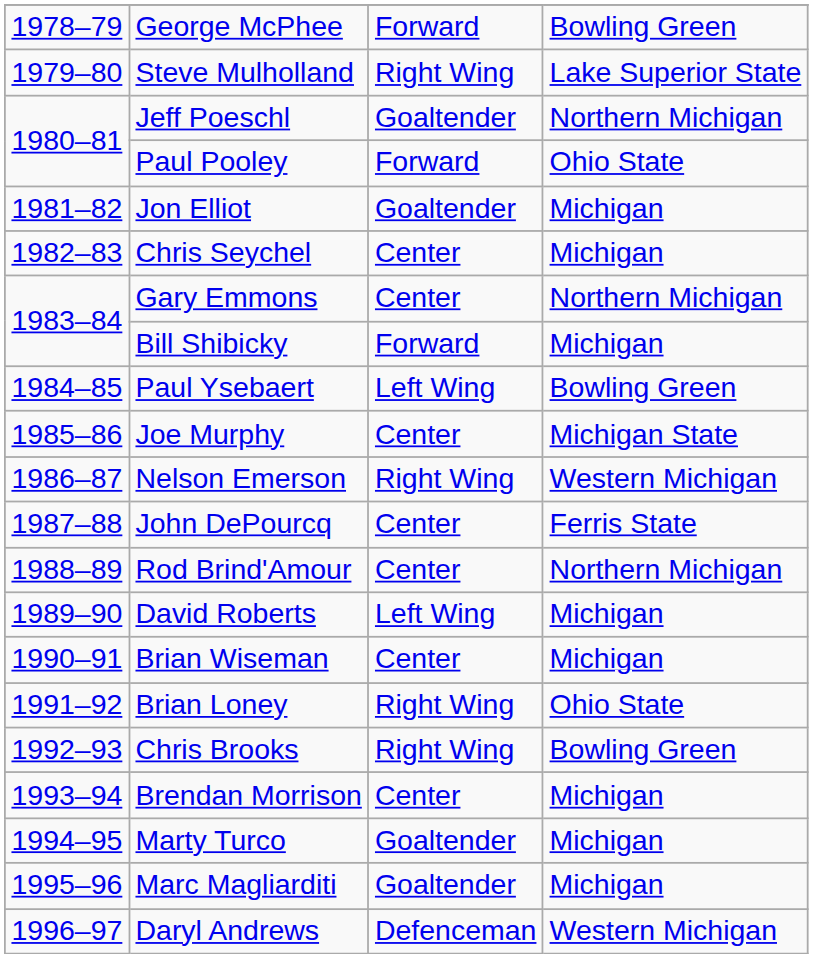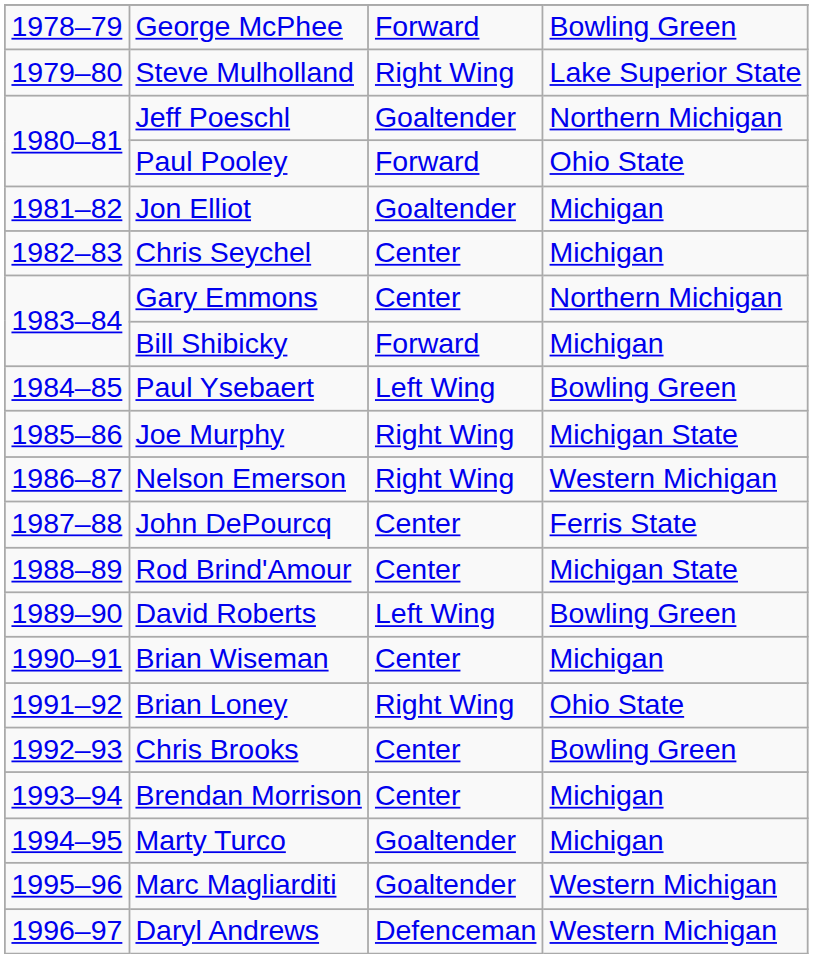(418, 433) Center -> (445, 433) Right Wing
(666, 569) Northern Michigan -> (644, 569) Michigan State
(607, 614) Michigan -> (643, 614) Bowling Green
(445, 749) Right Wing -> (418, 749) Center
(607, 885) Michigan -> (663, 885) Western Michigan
